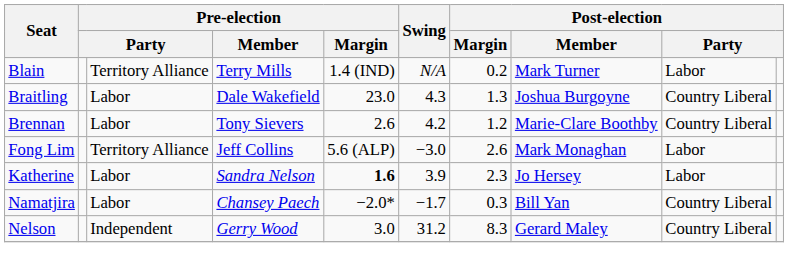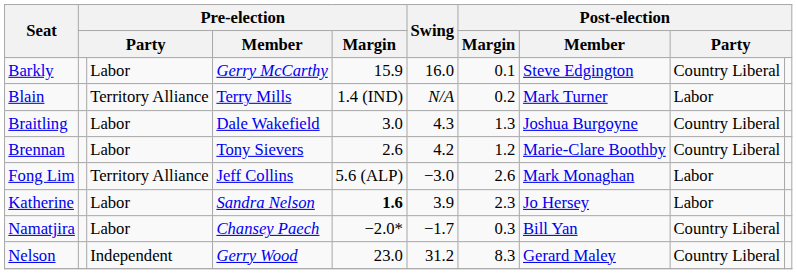+ row: (31, 70)
(380, 96) 23.0 -> (393, 123) 3.0
(384, 228) 3.0 -> (388, 255) 23.0
